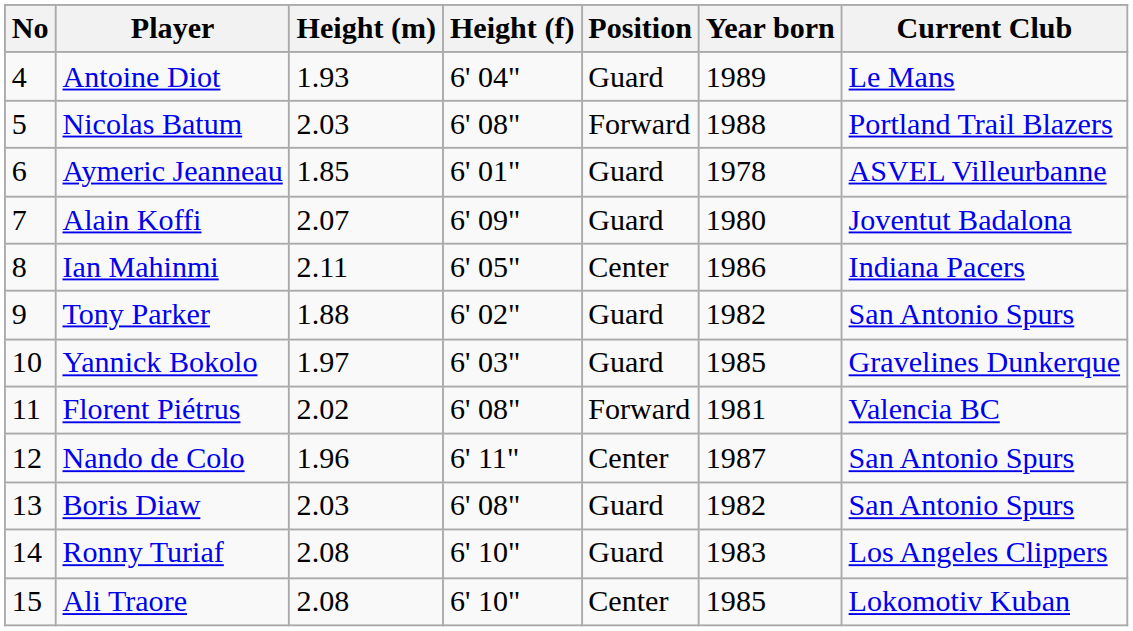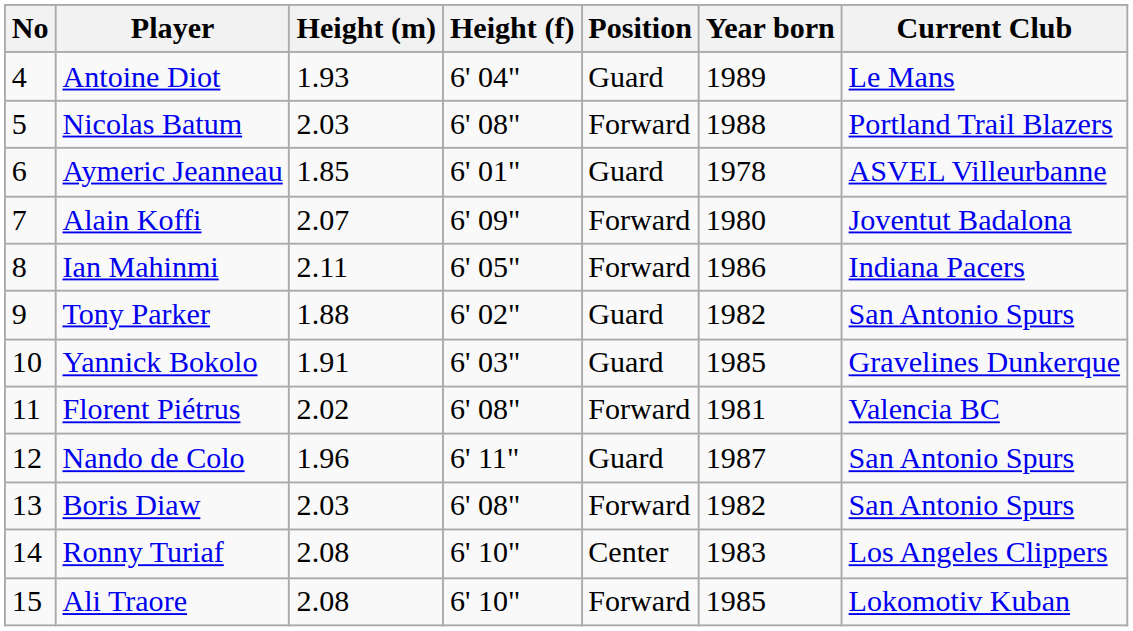(626, 219) Guard -> (639, 219) Forward
(628, 266) Center -> (639, 266) Forward
(323, 362) 1.97 -> (323, 362) 1.91
(628, 457) Center -> (626, 457) Guard
(626, 505) Guard -> (639, 505) Forward
(626, 553) Guard -> (628, 553) Center
(628, 600) Center -> (639, 600) Forward
